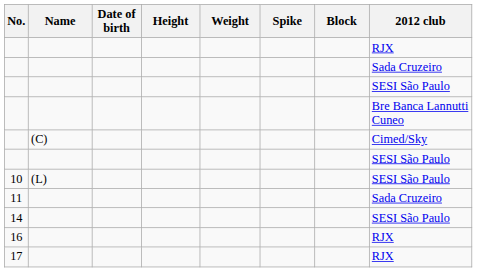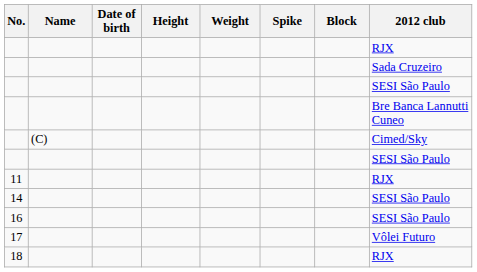- row: (16, 178)
(407, 198) Sada Cruzeiro -> (383, 178) RJX
(383, 237) RJX -> (411, 217) SESI São Paulo
(383, 256) RJX -> (403, 237) Vôlei Futuro
+ row: (16, 256)
